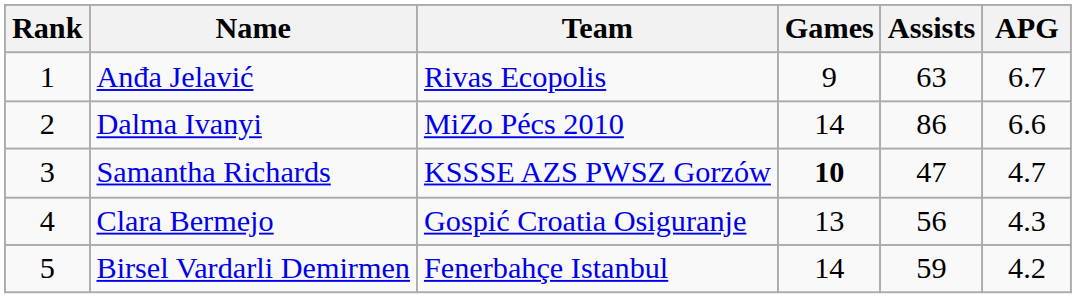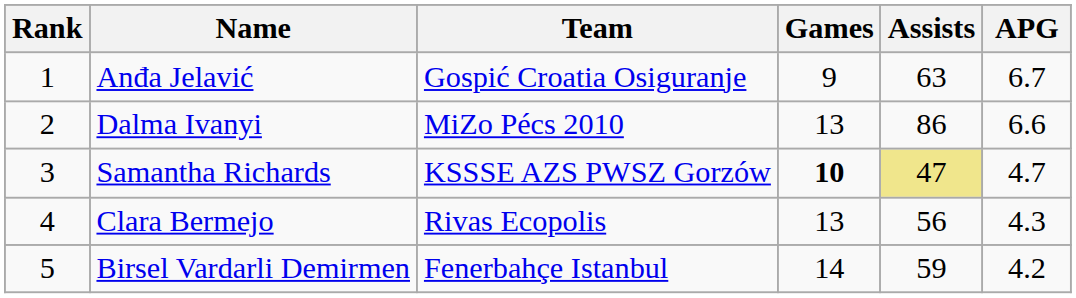(515, 76) Rivas Ecopolis -> (585, 76) Gospić Croatia Osiguranje
(829, 124) 14 -> (829, 124) 13
(931, 172) no background -> (931, 172) khaki background
(585, 220) Gospić Croatia Osiguranje -> (515, 220) Rivas Ecopolis
